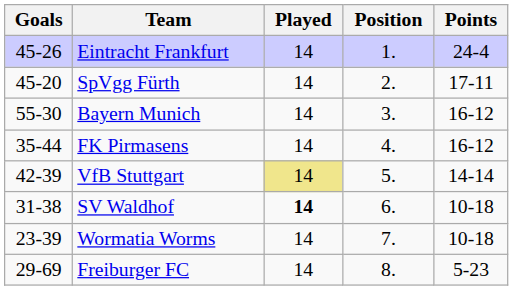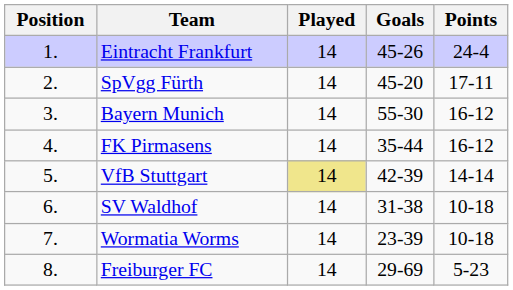columns swapped: (388, 20) <-> (39, 20)
(303, 207) bold -> (327, 207) normal
